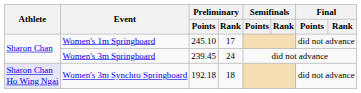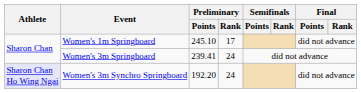(204, 56) 239.45 -> (204, 56) 239.41
(204, 76) 192.18 -> (204, 76) 192.20
(230, 76) 18 -> (230, 76) 24
